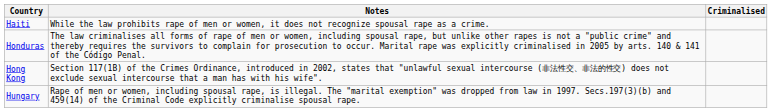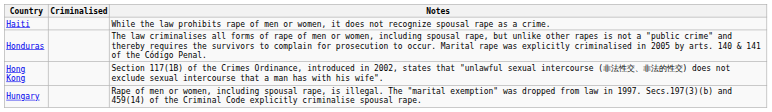columns swapped: (736, 11) <-> (377, 11)
